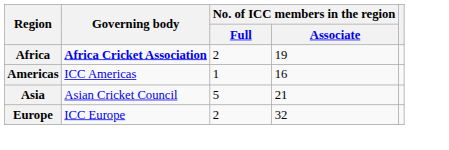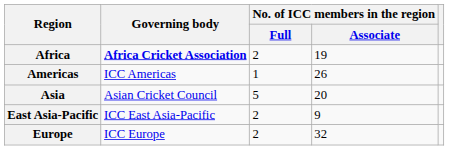(281, 74) 16 -> (321, 74) 26
(281, 94) 21 -> (321, 94) 20
+ row: (53, 114)
